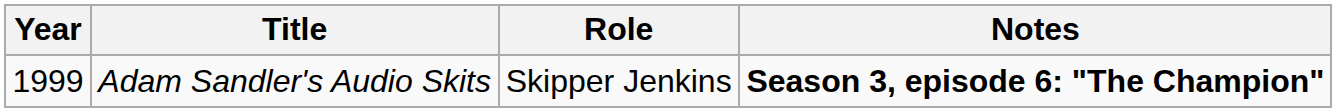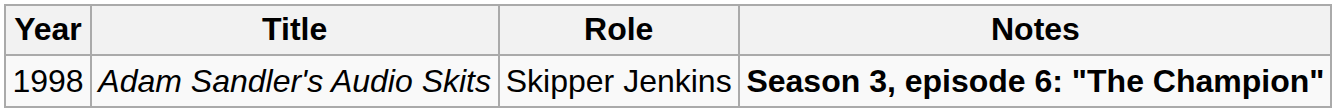(48, 80) 1999 -> (48, 80) 1998
